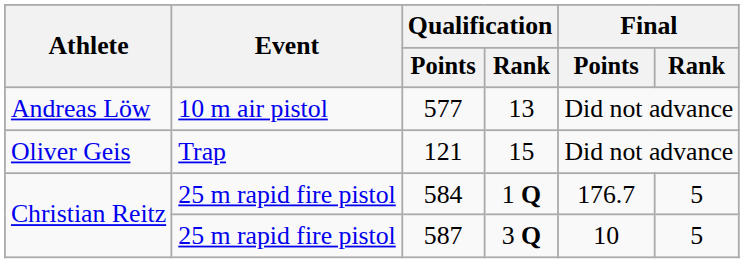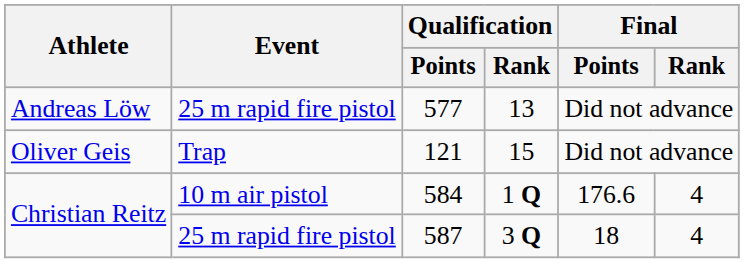(253, 108) 10 m air pistol -> (287, 108) 25 m rapid fire pistol
(287, 193) 25 m rapid fire pistol -> (253, 193) 10 m air pistol
(606, 193) 176.7 -> (606, 193) 176.6
(697, 193) 5 -> (697, 193) 4
(606, 236) 10 -> (606, 236) 18
(697, 236) 5 -> (697, 236) 4
